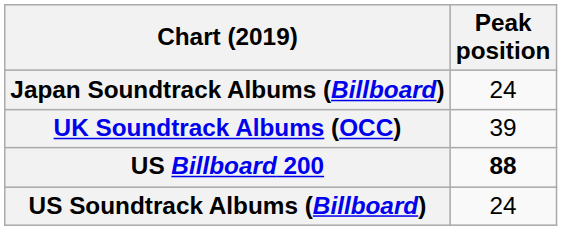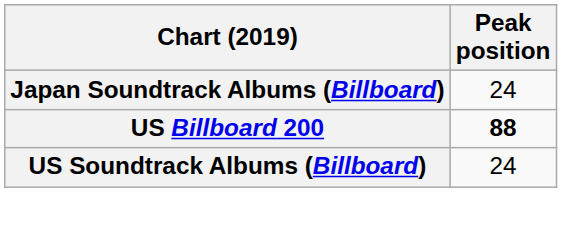- row: (227, 128)
